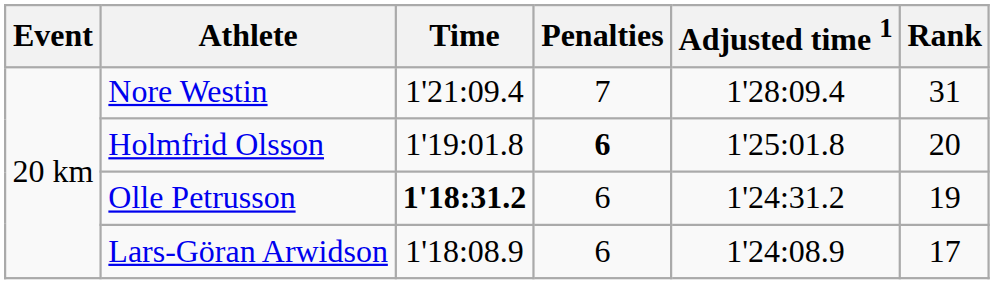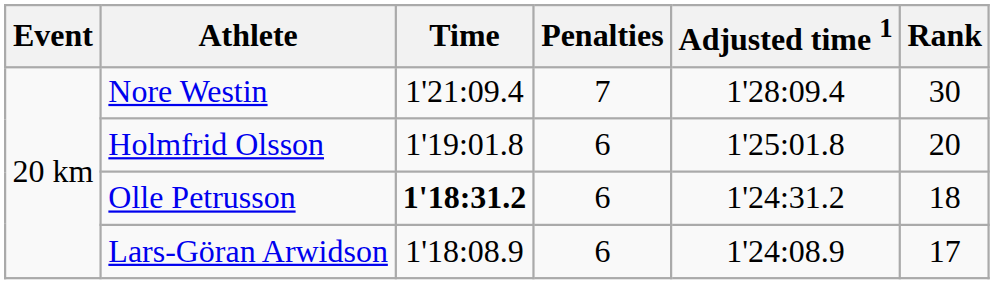(945, 92) 31 -> (945, 92) 30
(602, 145) bold -> (602, 145) normal
(945, 197) 19 -> (945, 197) 18
